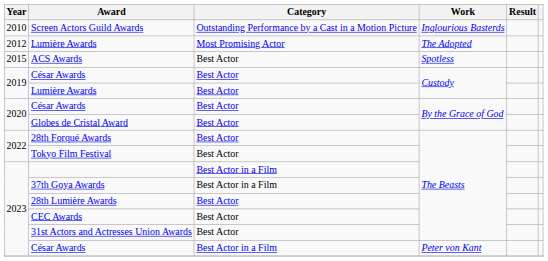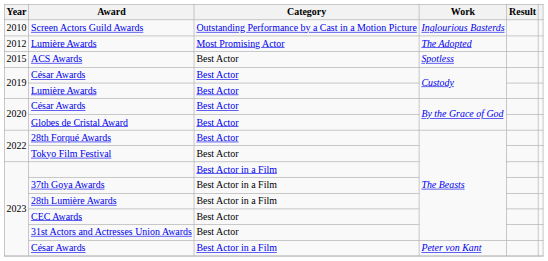(217, 201) Best Actor -> (237, 201) Best Actor in a Film
